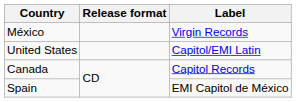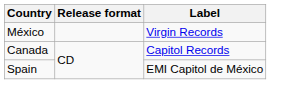- row: (42, 50)
